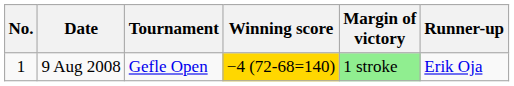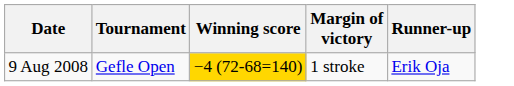- column: (21, 28)
(370, 66) lightgreen background -> (337, 66) no background
